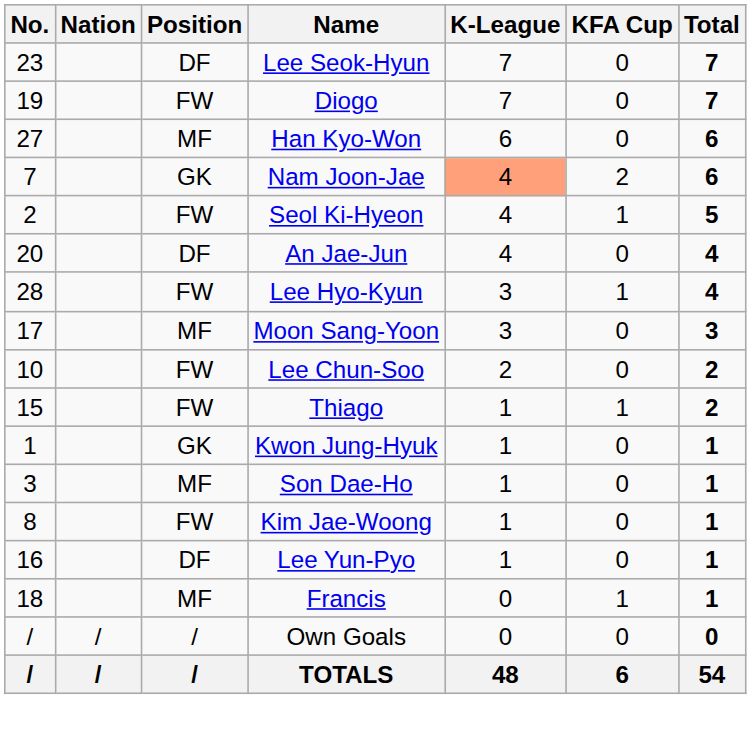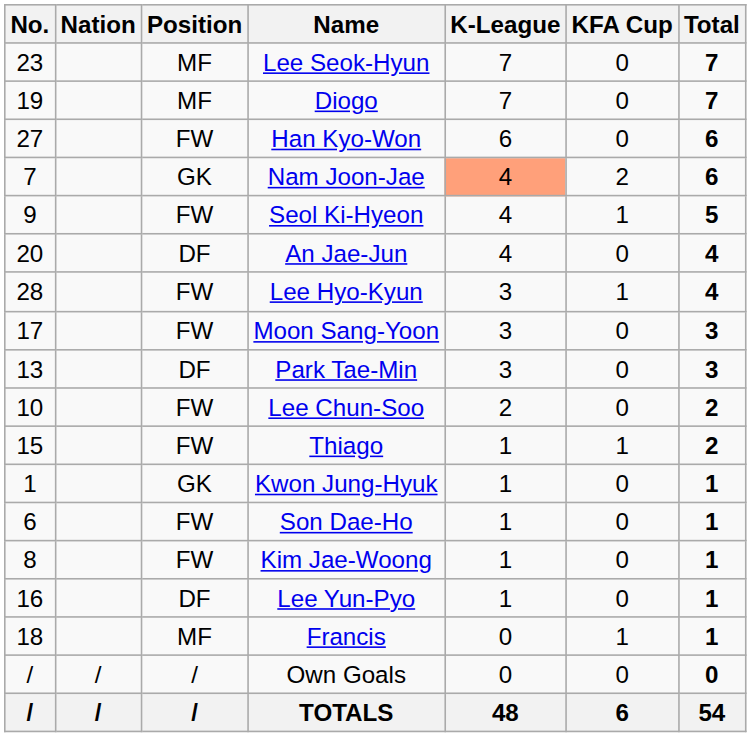(195, 62) DF -> (195, 62) MF
(195, 101) FW -> (195, 101) MF
(195, 139) MF -> (195, 139) FW
(30, 215) 2 -> (30, 215) 9
(195, 330) MF -> (195, 330) FW
+ row: (346, 368)
(30, 483) 3 -> (30, 521) 6
(195, 483) MF -> (195, 521) FW
